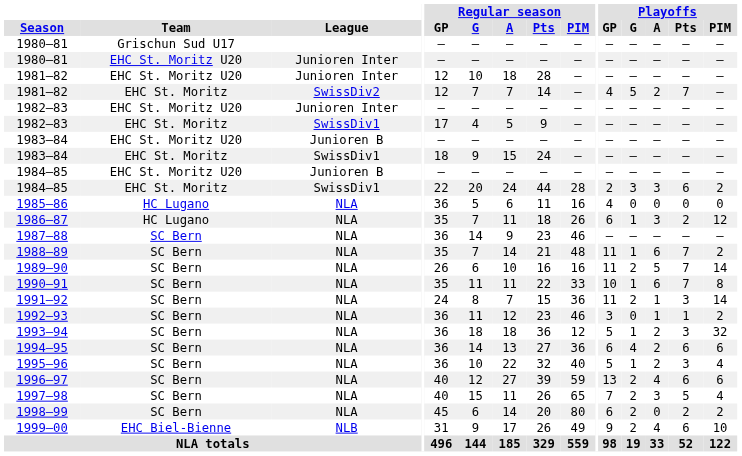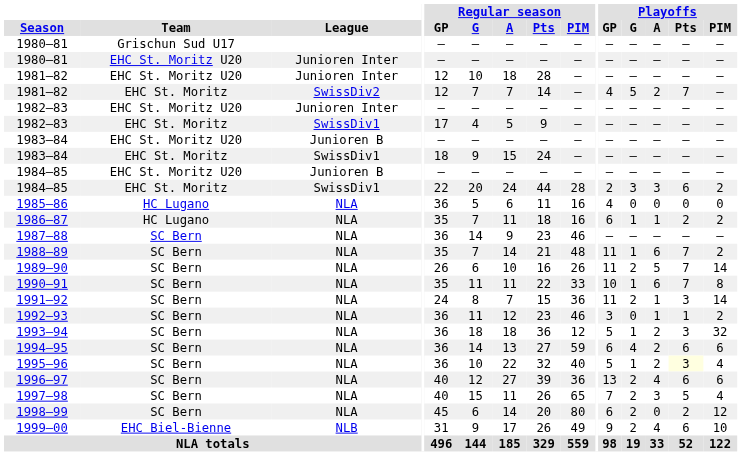(578, 220) 26 -> (578, 220) 16
(657, 220) 3 -> (657, 220) 1
(720, 220) 12 -> (720, 220) 2
(578, 268) 16 -> (578, 268) 26
(578, 348) 36 -> (578, 348) 59
(686, 364) no background -> (686, 364) lightyellow background
(578, 380) 59 -> (578, 380) 36
(720, 411) 2 -> (720, 411) 12
